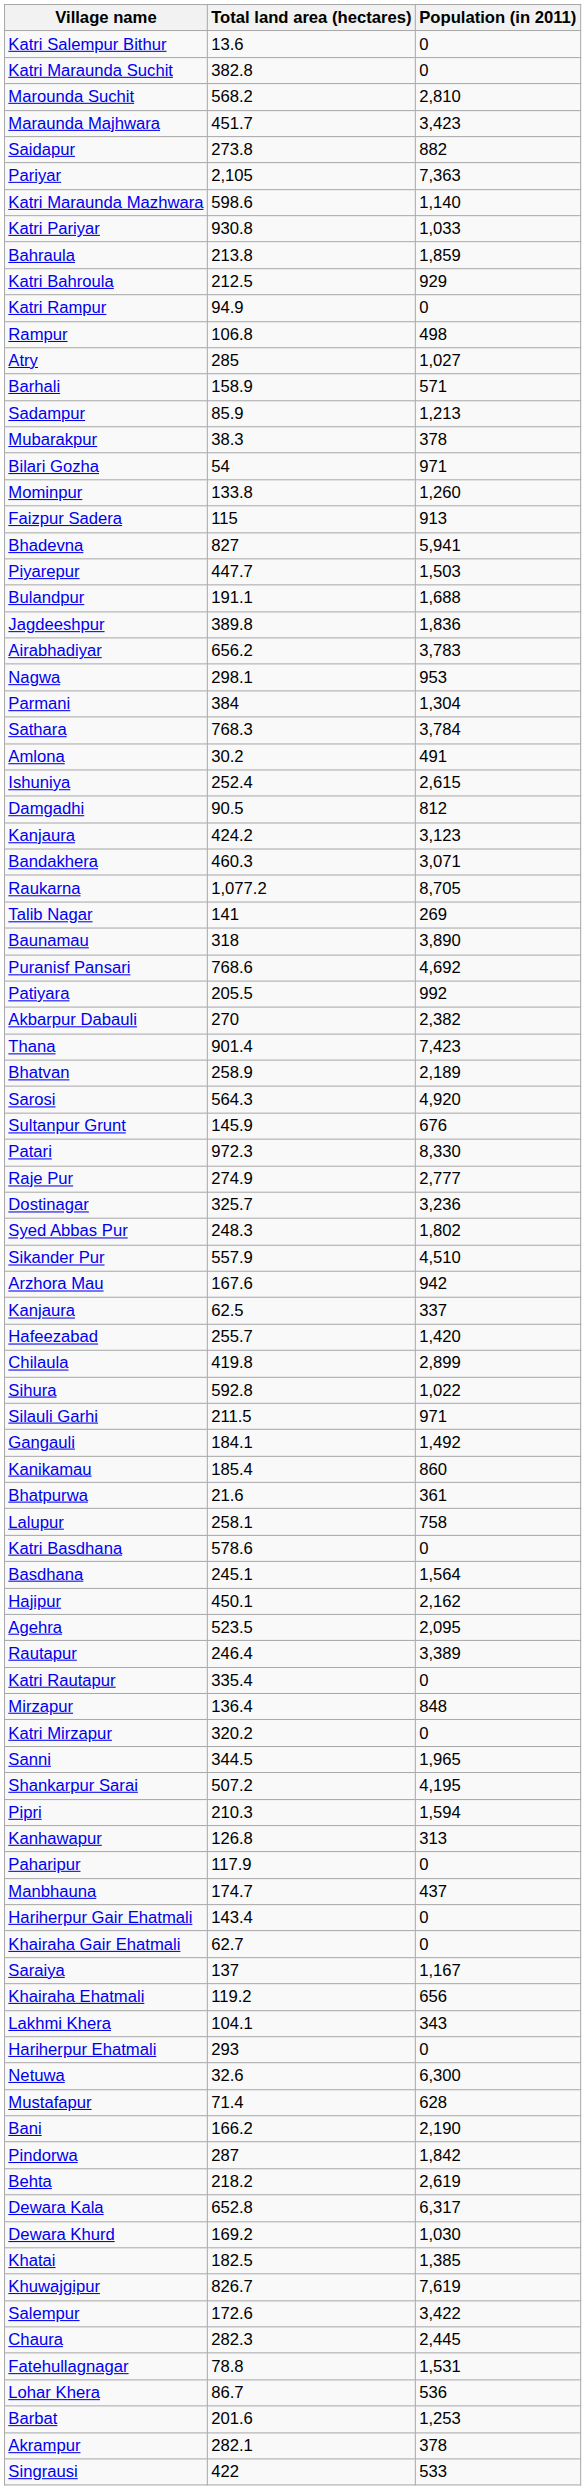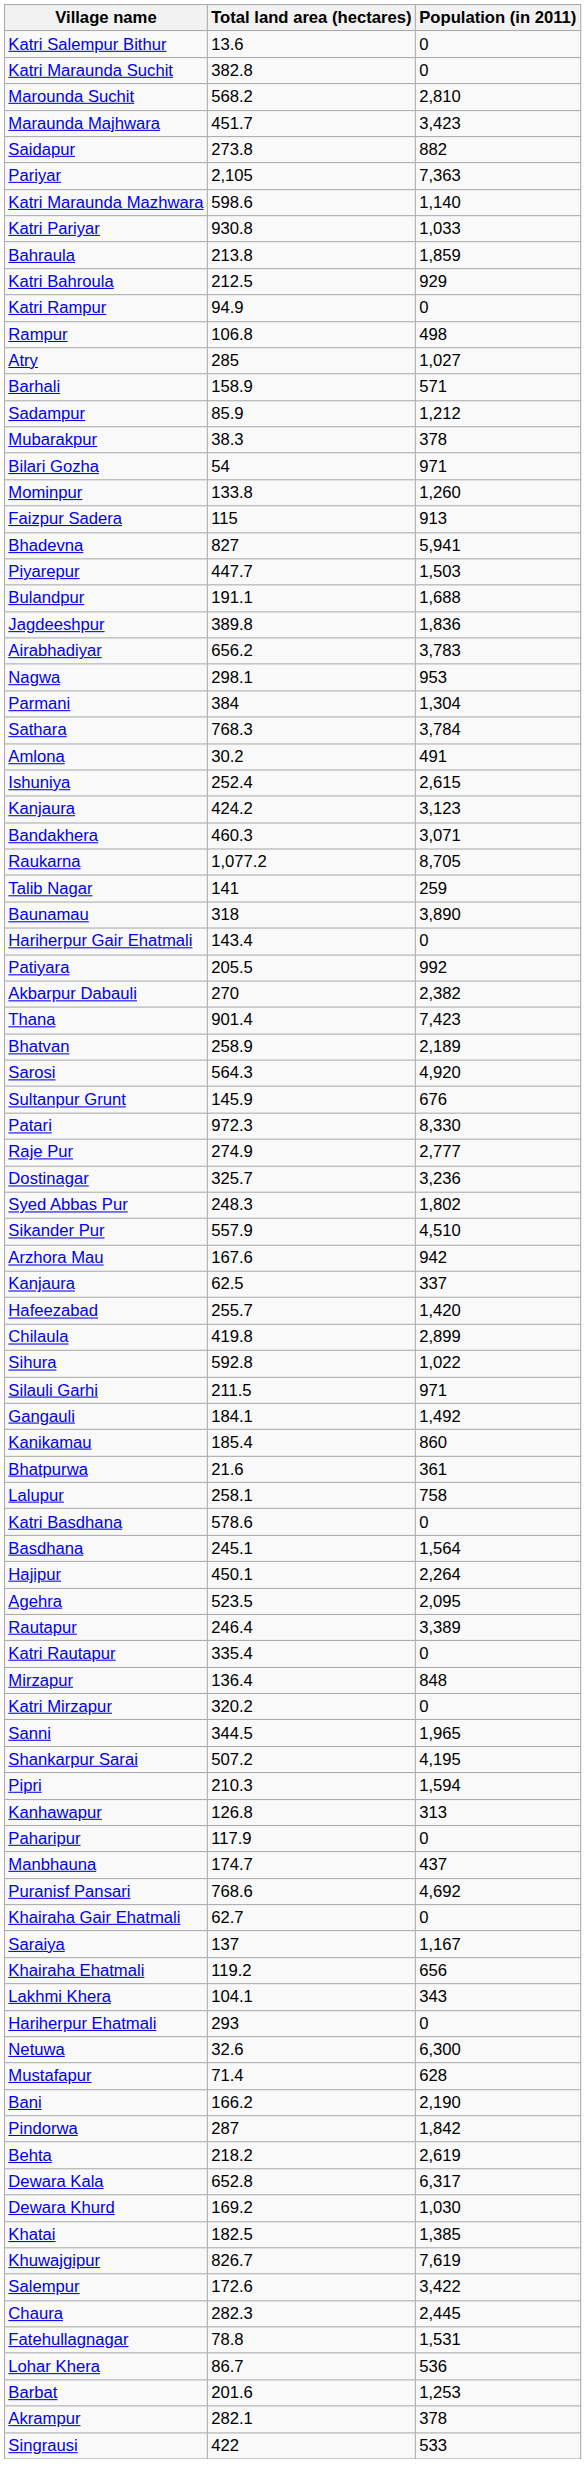(440, 413) 1,213 -> (440, 413) 1,212
- row: (46, 809)
(433, 914) 269 -> (433, 888) 259
rows swapped: (69, 967) <-> (100, 1917)
(440, 1601) 2,162 -> (440, 1574) 2,264
